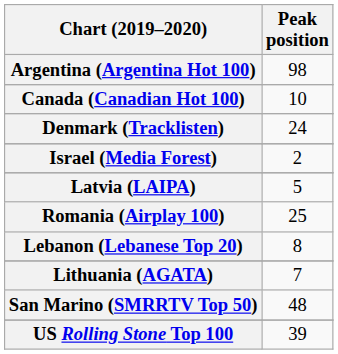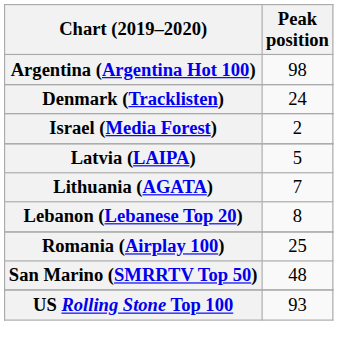- row: (133, 98)
rows swapped: (133, 275) <-> (133, 216)
(297, 334) 39 -> (297, 305) 93
